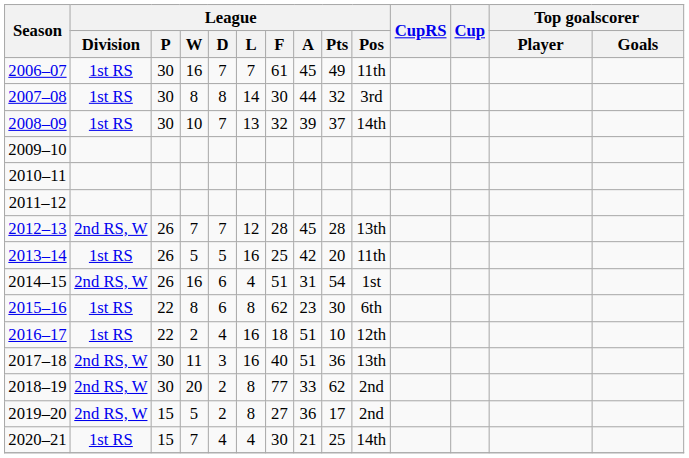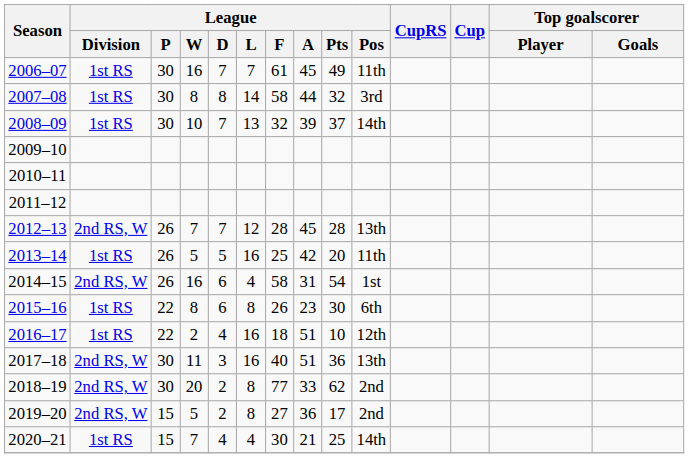(279, 96) 30 -> (279, 96) 58
(279, 281) 51 -> (279, 281) 58
(279, 307) 62 -> (279, 307) 26
